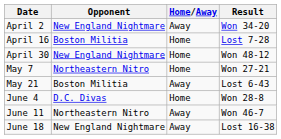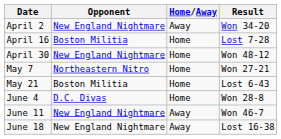(180, 84) Away -> (180, 84) Home
(101, 112) Northeastern Nitro -> (109, 112) New England Nightmare
